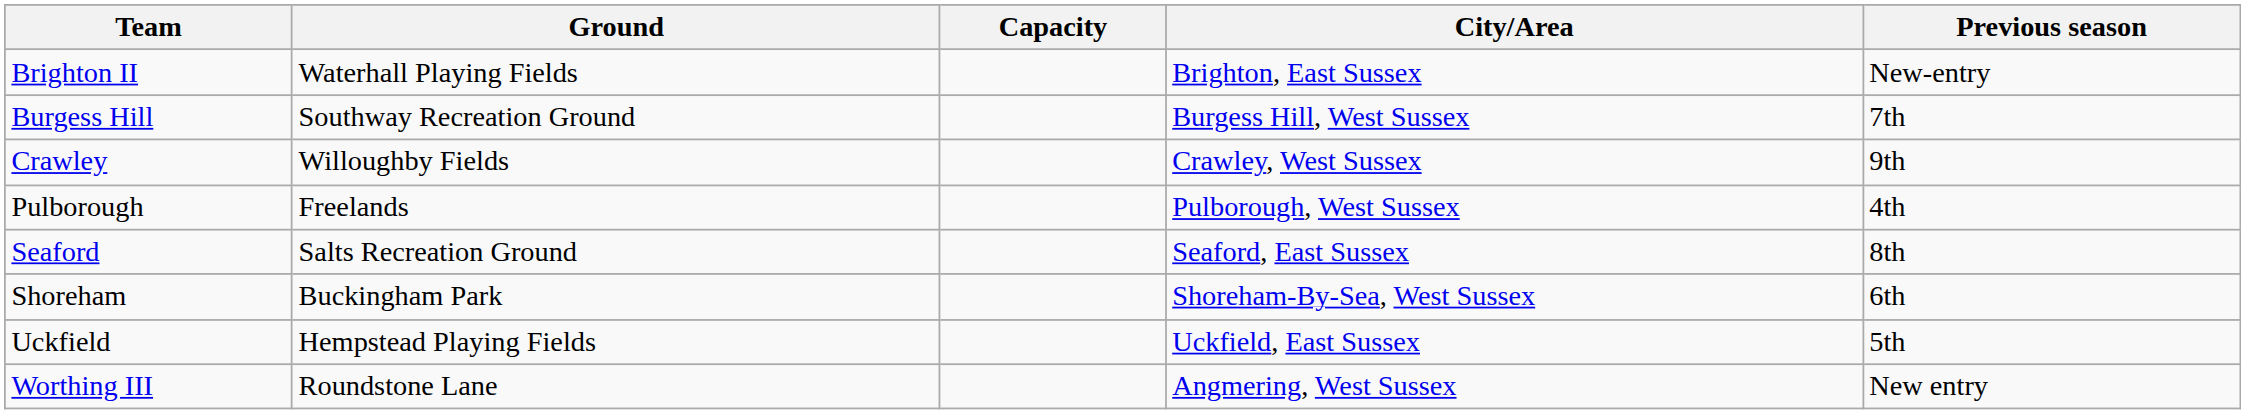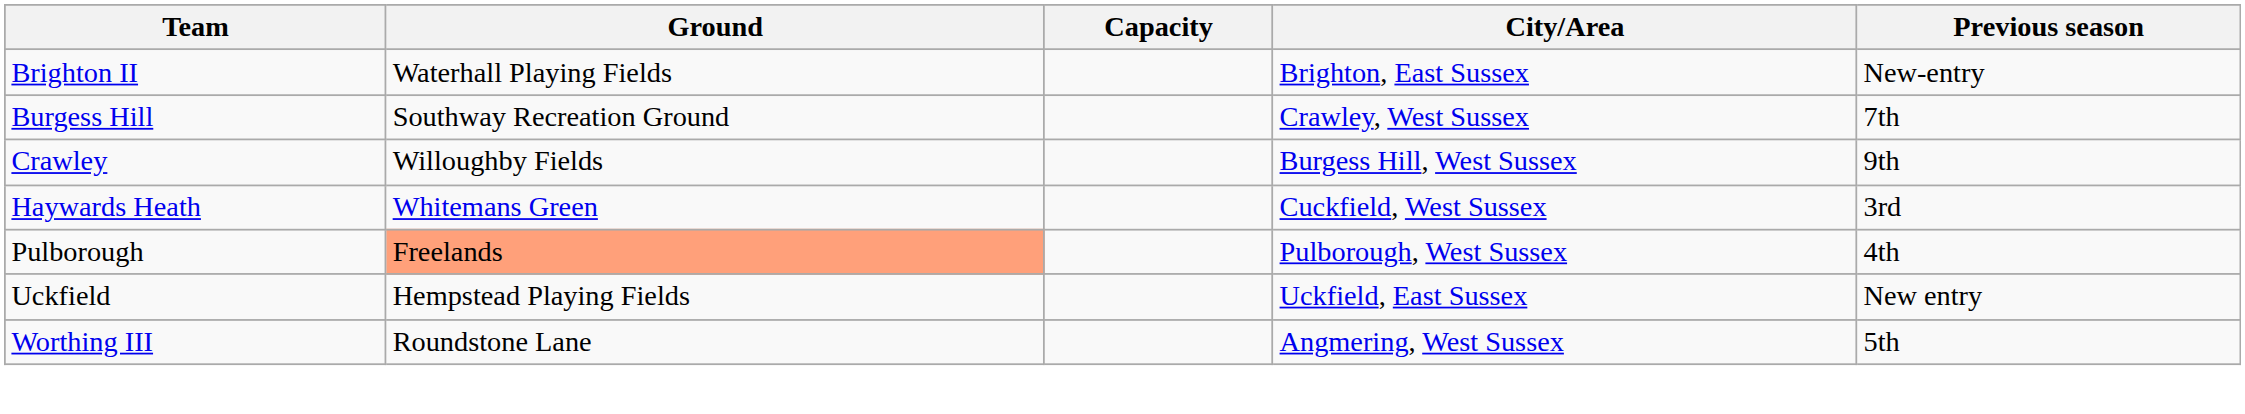(1321, 116) Burgess Hill, West Sussex -> (1404, 116) Crawley, West Sussex
(1297, 161) Crawley, West Sussex -> (1428, 161) Burgess Hill, West Sussex
+ row: (106, 206)
(354, 206) no background -> (448, 251) lightsalmon background
- row: (55, 251)
- row: (69, 296)
(1887, 341) 5th -> (1923, 296) New entry
(1929, 386) New entry -> (1882, 341) 5th
